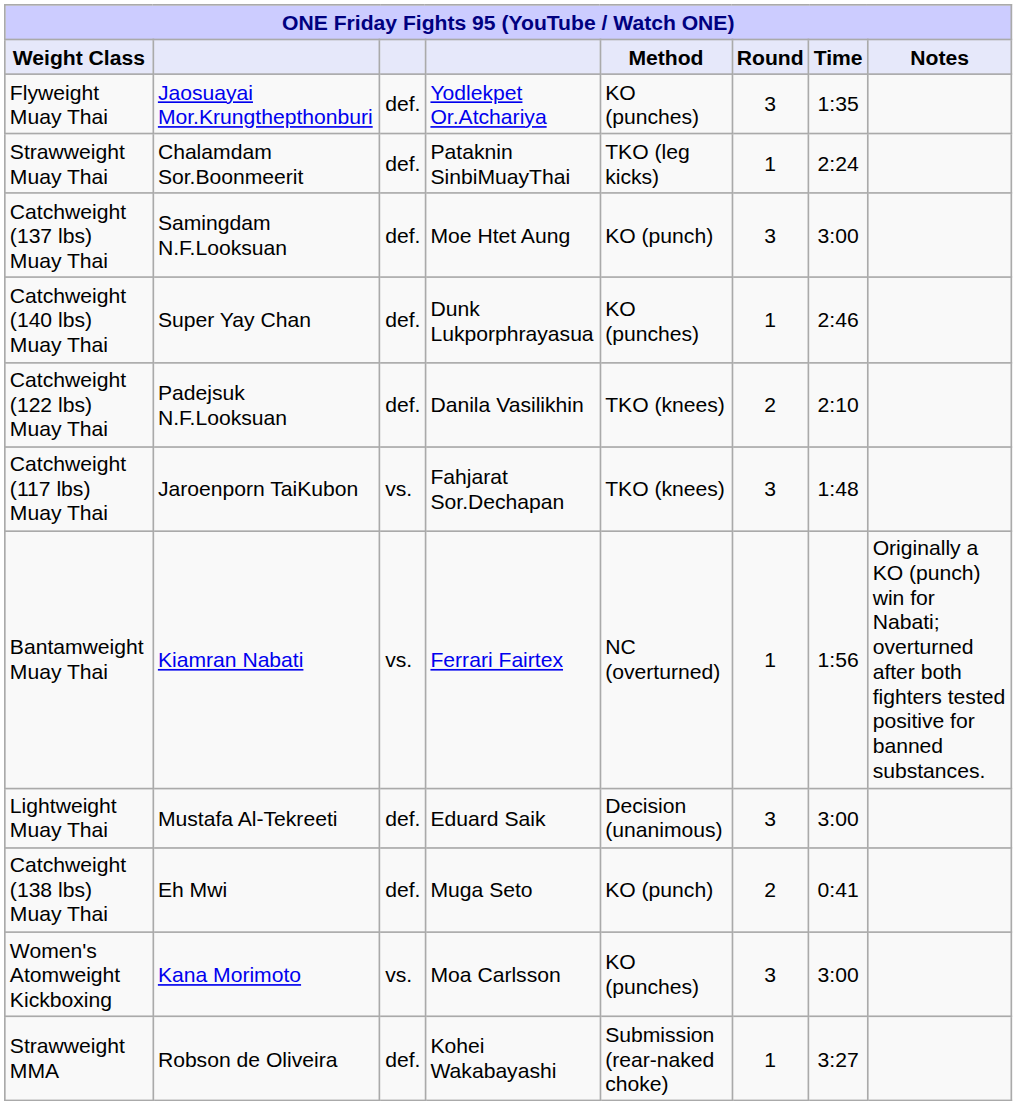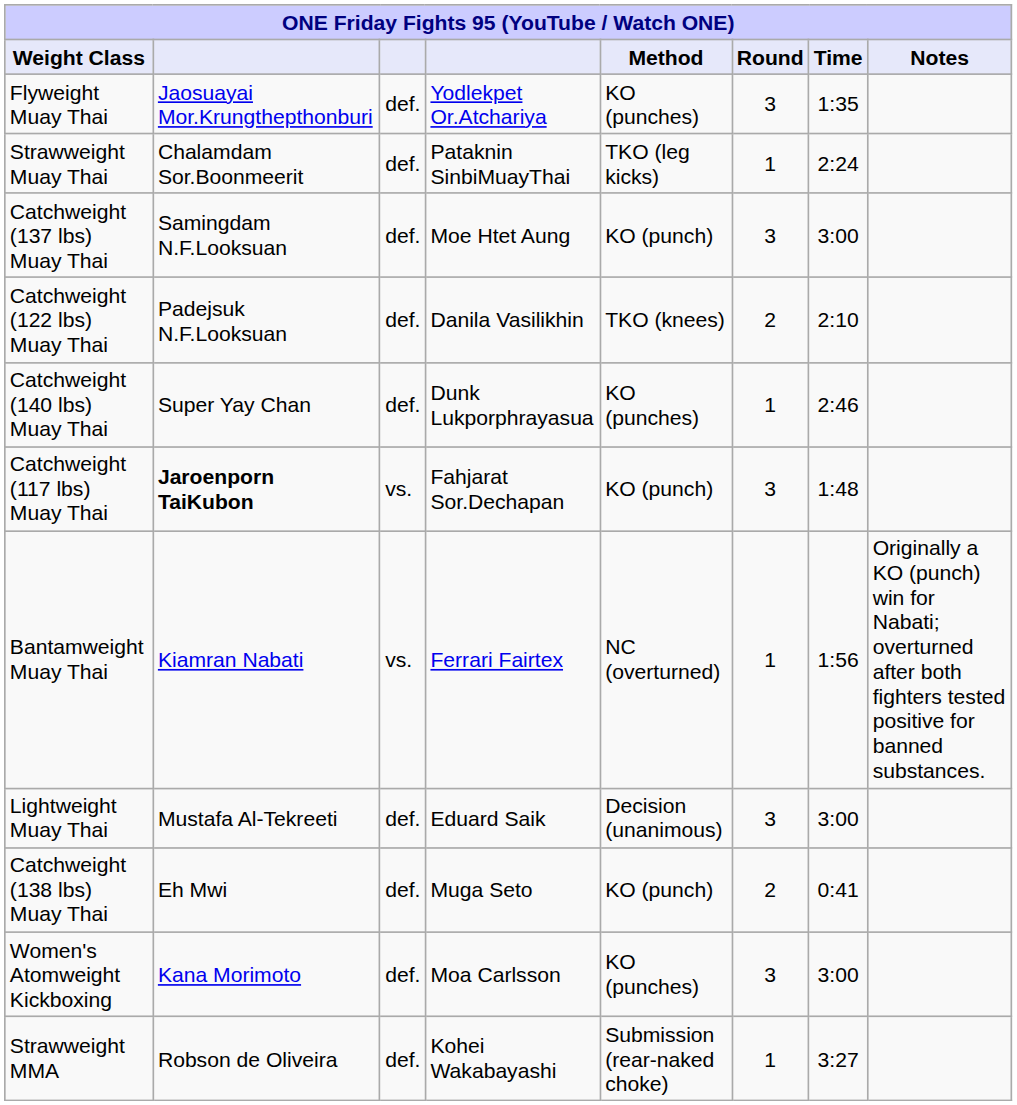rows swapped: (68, 320) <-> (68, 404)
(258, 488) normal -> (216, 488) bold
(665, 488) TKO (knees) -> (659, 488) KO (punch)
(399, 974) vs. -> (403, 974) def.
